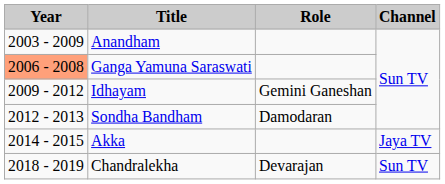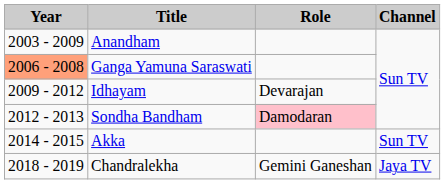(315, 91) Gemini Ganeshan -> (291, 91) Devarajan
(296, 116) no background -> (296, 116) pink background
(405, 141) Jaya TV -> (404, 141) Sun TV
(291, 166) Devarajan -> (315, 166) Gemini Ganeshan
(404, 166) Sun TV -> (405, 166) Jaya TV
